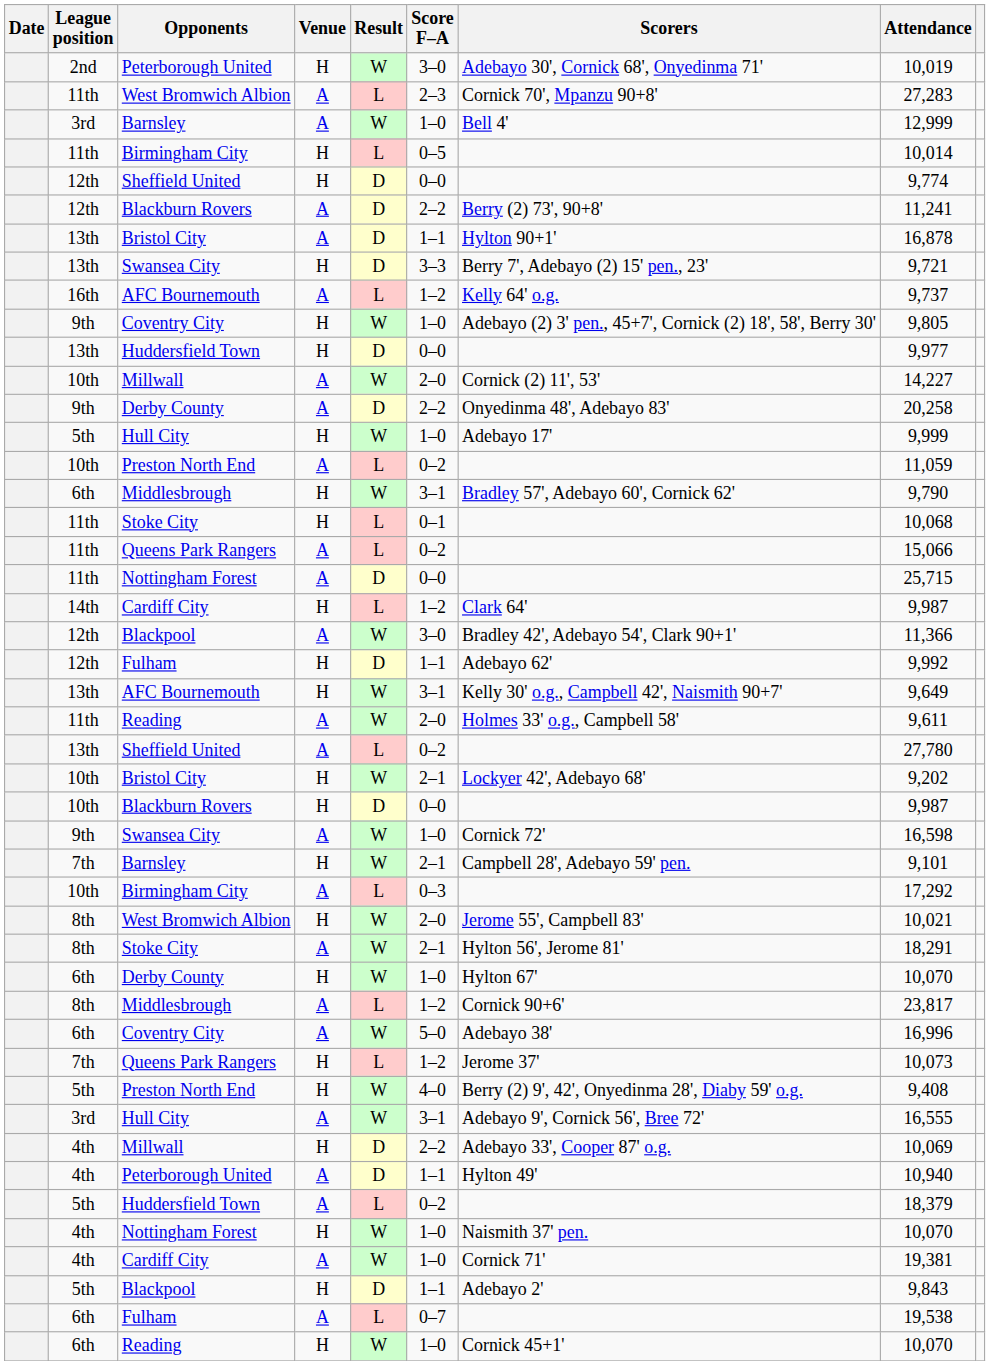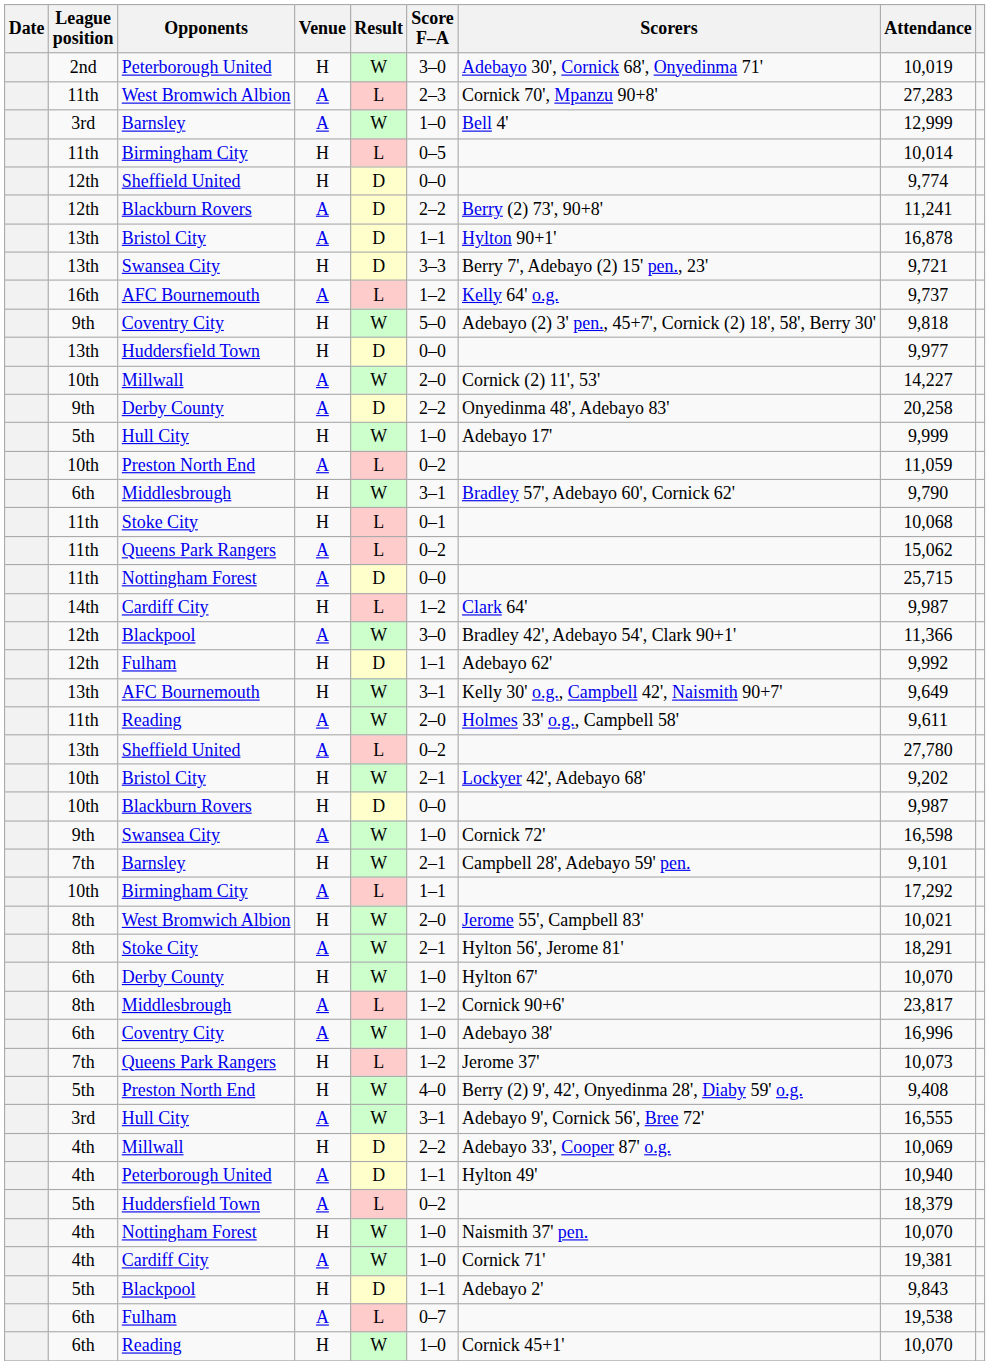(433, 323) 1–0 -> (433, 323) 5–0
(928, 323) 9,805 -> (928, 323) 9,818
(928, 550) 15,066 -> (928, 550) 15,062
(433, 891) 0–3 -> (433, 891) 1–1
(433, 1033) 5–0 -> (433, 1033) 1–0
